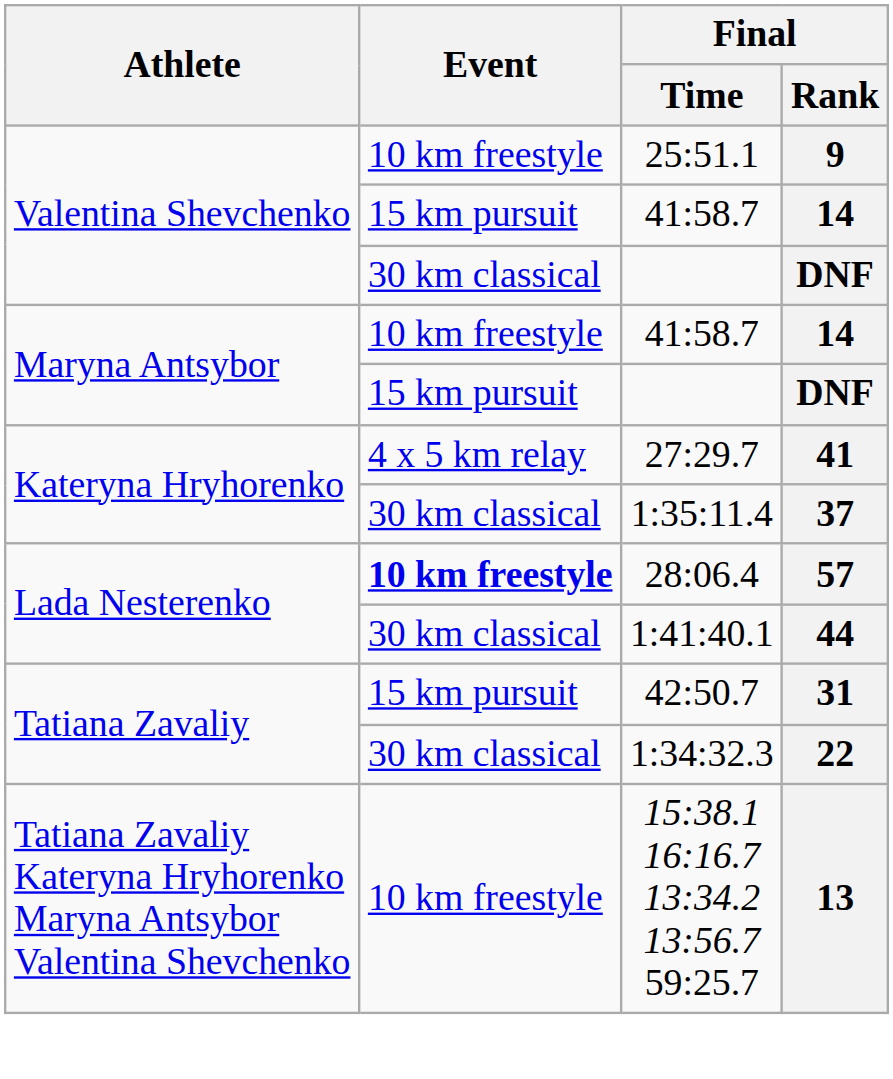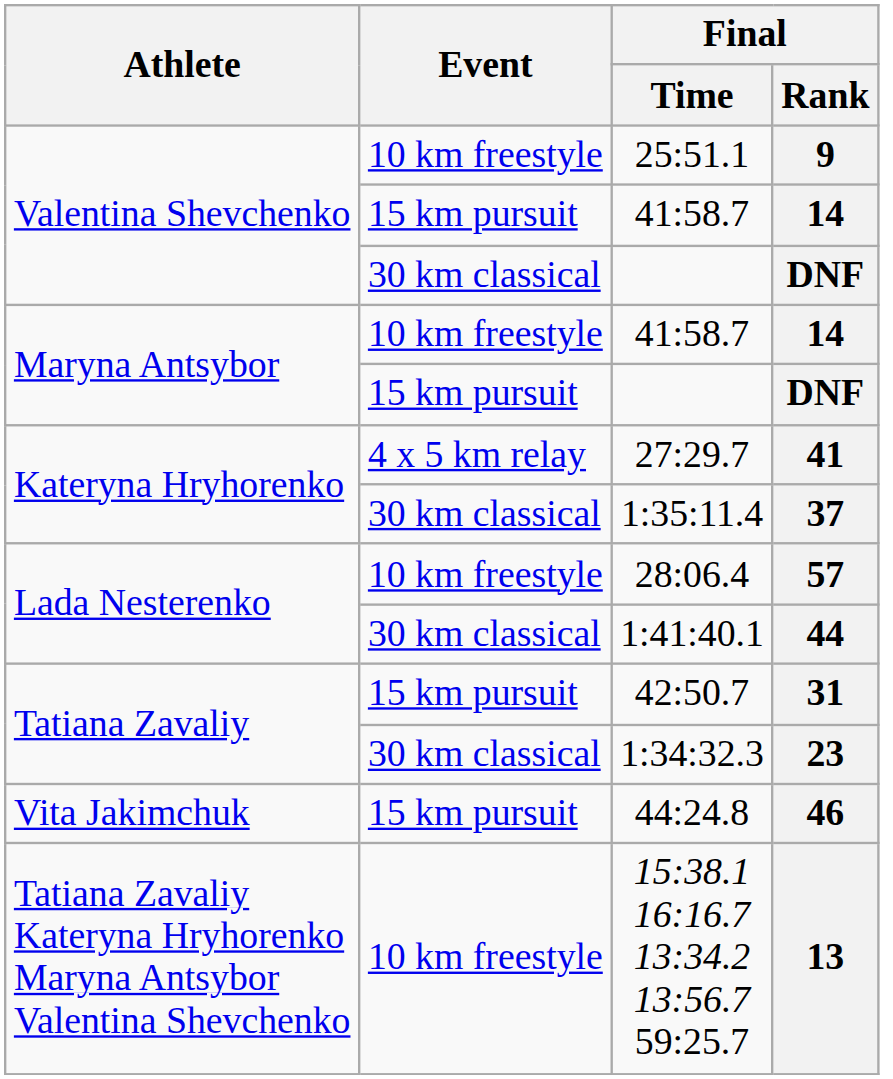(490, 573) bold -> (485, 573) normal
(835, 753) 22 -> (825, 753) 23
+ row: (132, 812)
